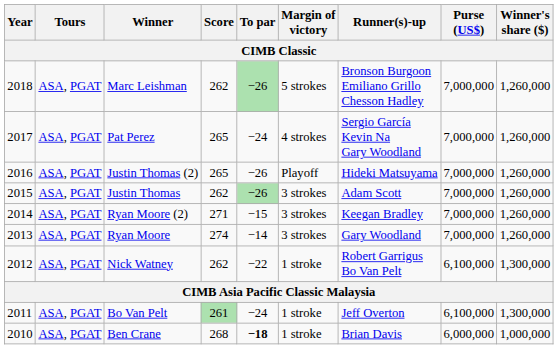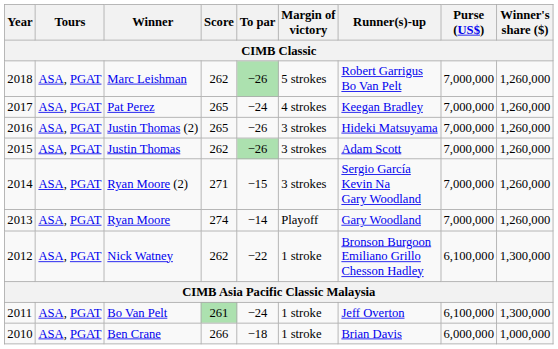(386, 86) Bronson Burgoon Emiliano Grillo Chesson Hadley -> (382, 79) Robert Garrigus Bo Van Pelt
(381, 137) Sergio García Kevin Na Gary Woodland -> (382, 107) Keegan Bradley
(300, 172) Playoff -> (304, 128) 3 strokes
(382, 214) Keegan Bradley -> (381, 184) Sergio García Kevin Na Gary Woodland
(304, 235) 3 strokes -> (300, 220) Playoff
(382, 263) Robert Garrigus Bo Van Pelt -> (386, 256) Bronson Burgoon Emiliano Grillo Chesson Hadley
(219, 333) 268 -> (219, 333) 266
(258, 333) bold -> (258, 333) normal
